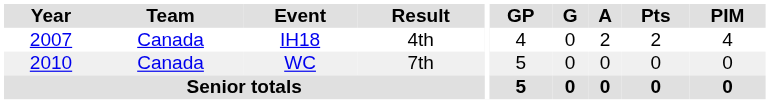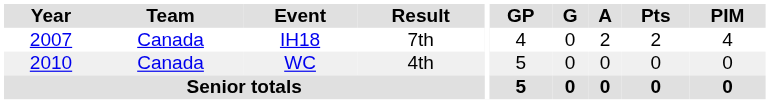(421, 39) 4th -> (421, 39) 7th
(421, 63) 7th -> (421, 63) 4th
